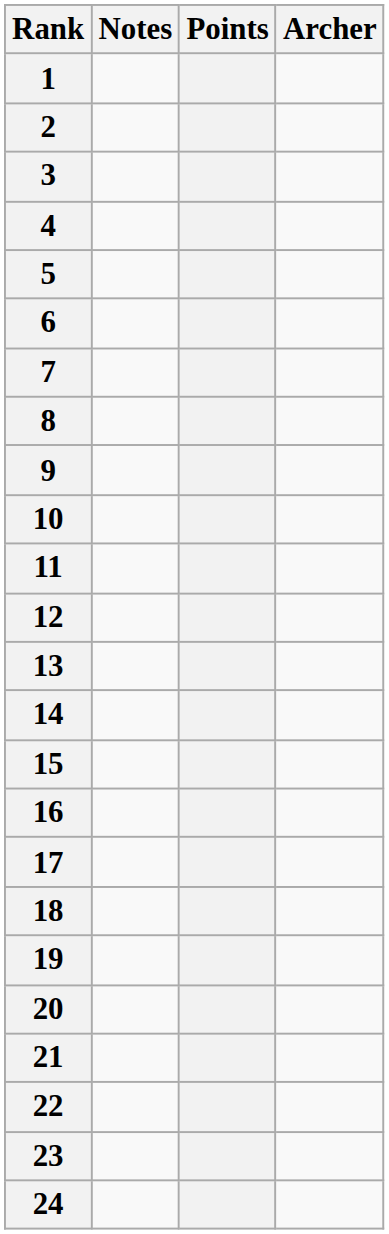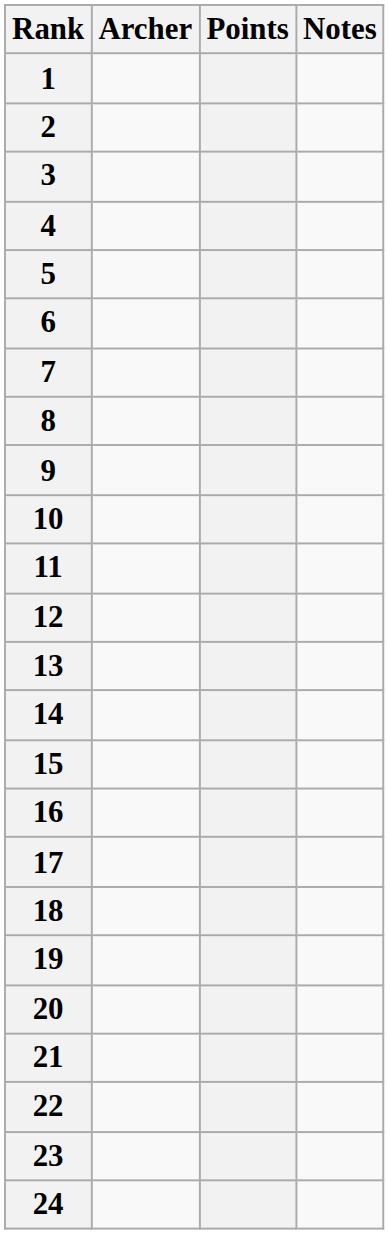columns swapped: (330, 28) <-> (135, 28)
